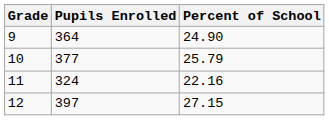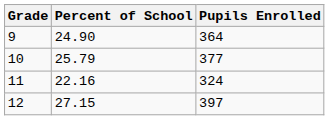columns swapped: (116, 16) <-> (252, 16)
